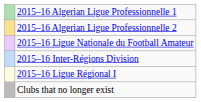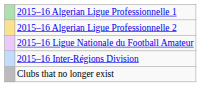- row: (67, 74)
